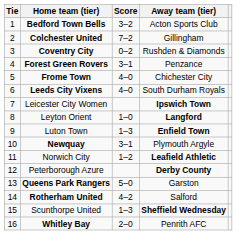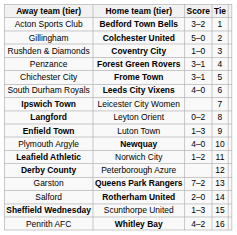columns swapped: (12, 11) <-> (184, 11)
(126, 37) 7–2 -> (198, 37) 5–0
(126, 50) 0–2 -> (198, 50) 1–0
(126, 77) 4–0 -> (198, 77) 3–1
(126, 117) 1–0 -> (198, 117) 0–2
(126, 143) 3–1 -> (198, 143) 4–0
(126, 183) 5–0 -> (198, 183) 7–2
(126, 197) 4–2 -> (198, 197) 2–0
(126, 223) 2–0 -> (198, 223) 4–2
